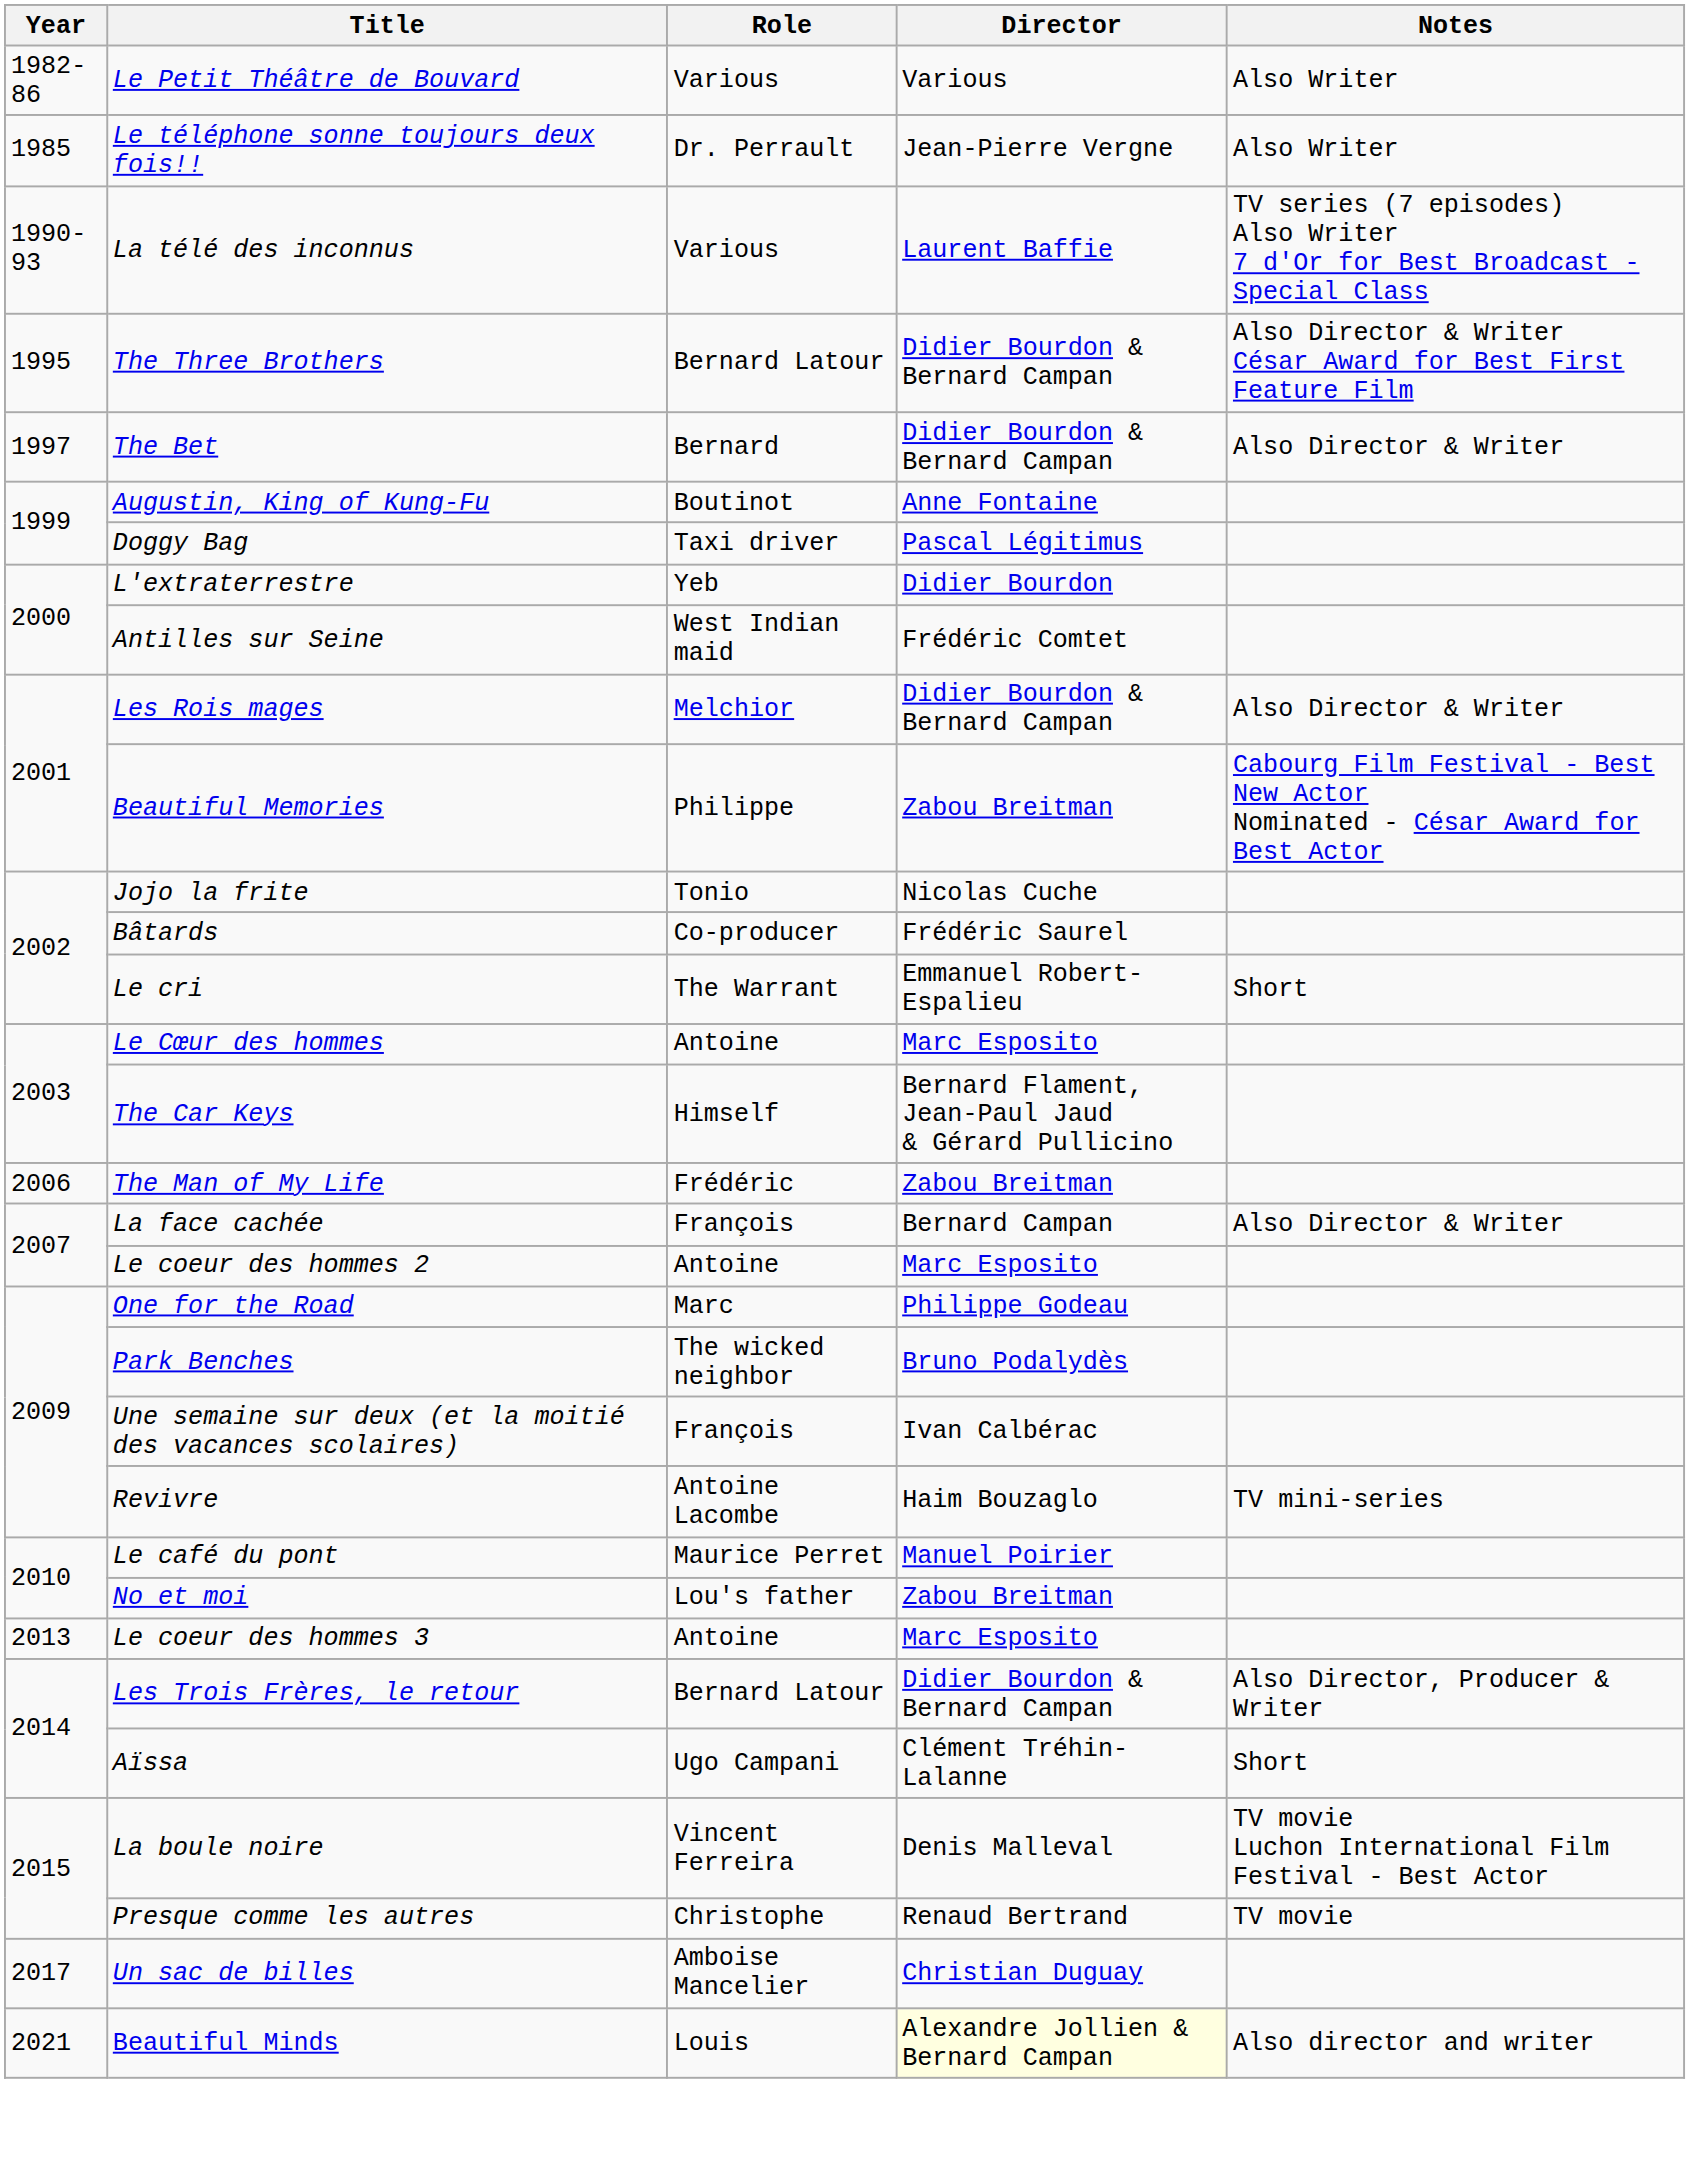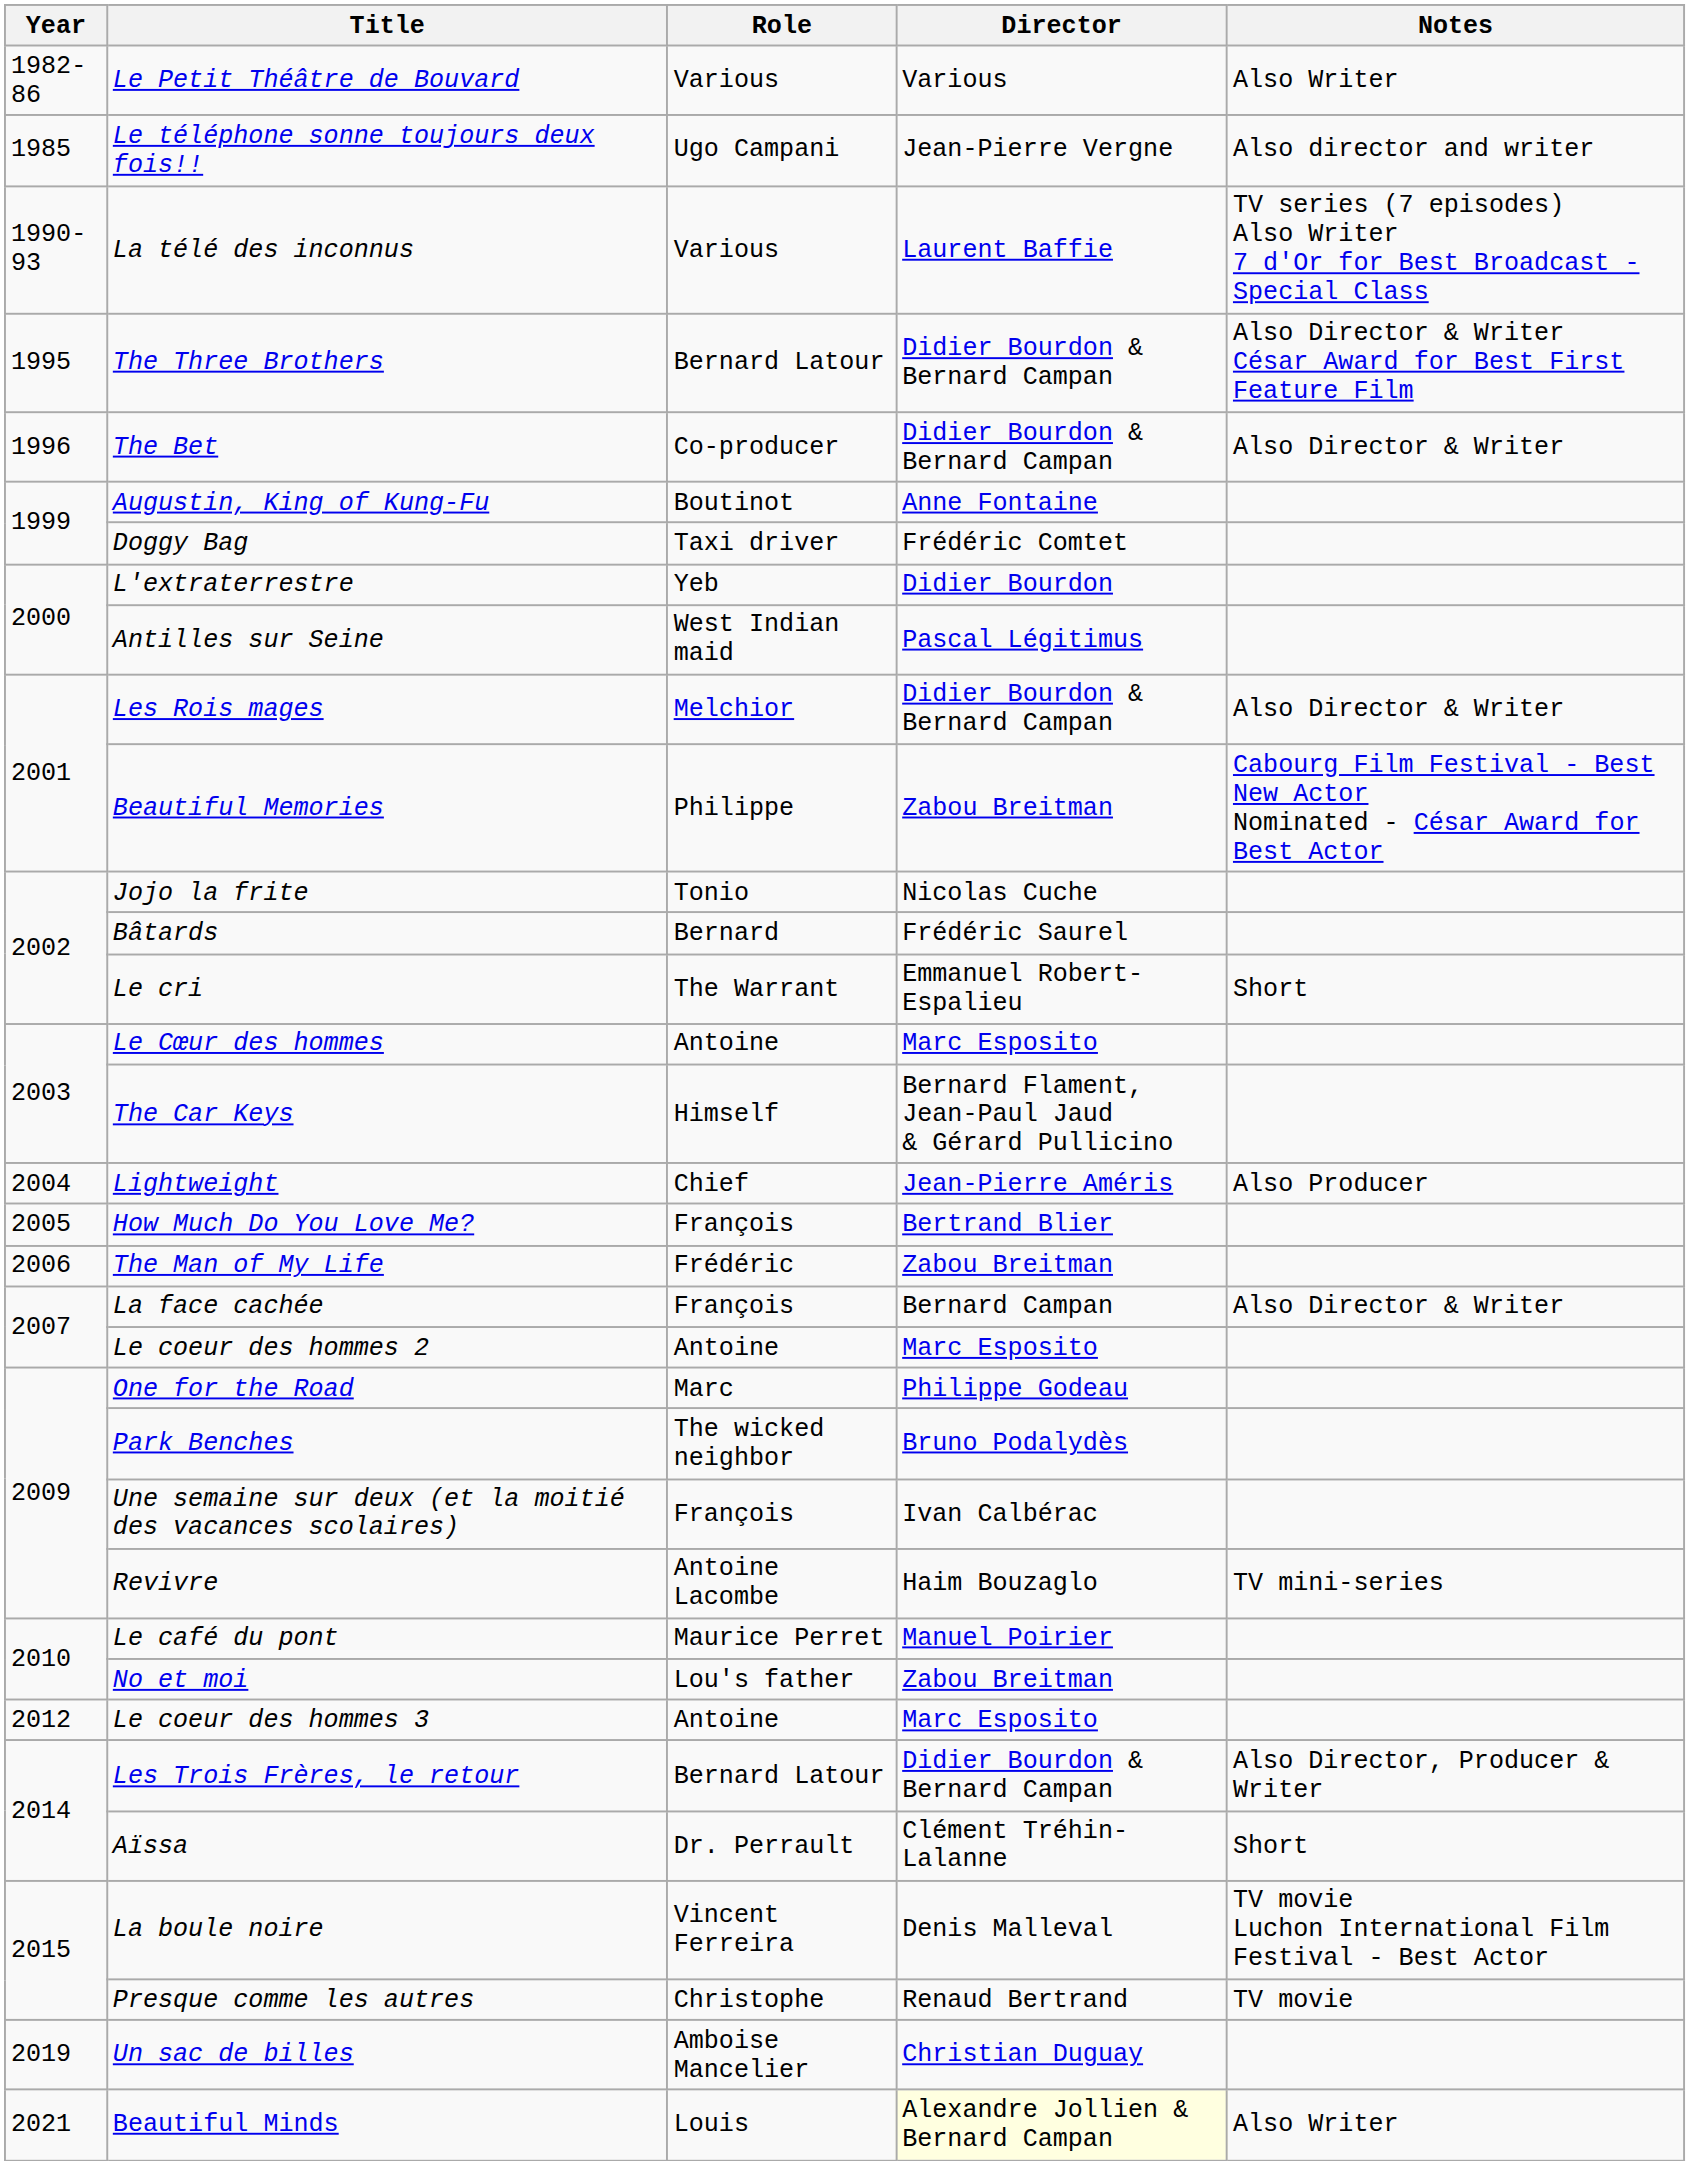(764, 151) Dr. Perrault -> (757, 151) Ugo Campani
(1316, 151) Also Writer -> (1414, 151) Also director and writer
(41, 447) 1997 -> (41, 447) 1996
(726, 447) Bernard -> (757, 447) Co-producer
(1023, 543) Pascal Légitimus -> (1015, 543) Frédéric Comtet
(1015, 640) Frédéric Comtet -> (1023, 640) Pascal Légitimus
(757, 933) Co-producer -> (726, 933) Bernard
+ row: (196, 1184)
+ row: (294, 1225)
(41, 1639) 2013 -> (41, 1720) 2012
(757, 1764) Ugo Campani -> (764, 1846) Dr. Perrault
(41, 1973) 2017 -> (41, 2055) 2019
(1414, 2043) Also director and writer -> (1316, 2125) Also Writer
